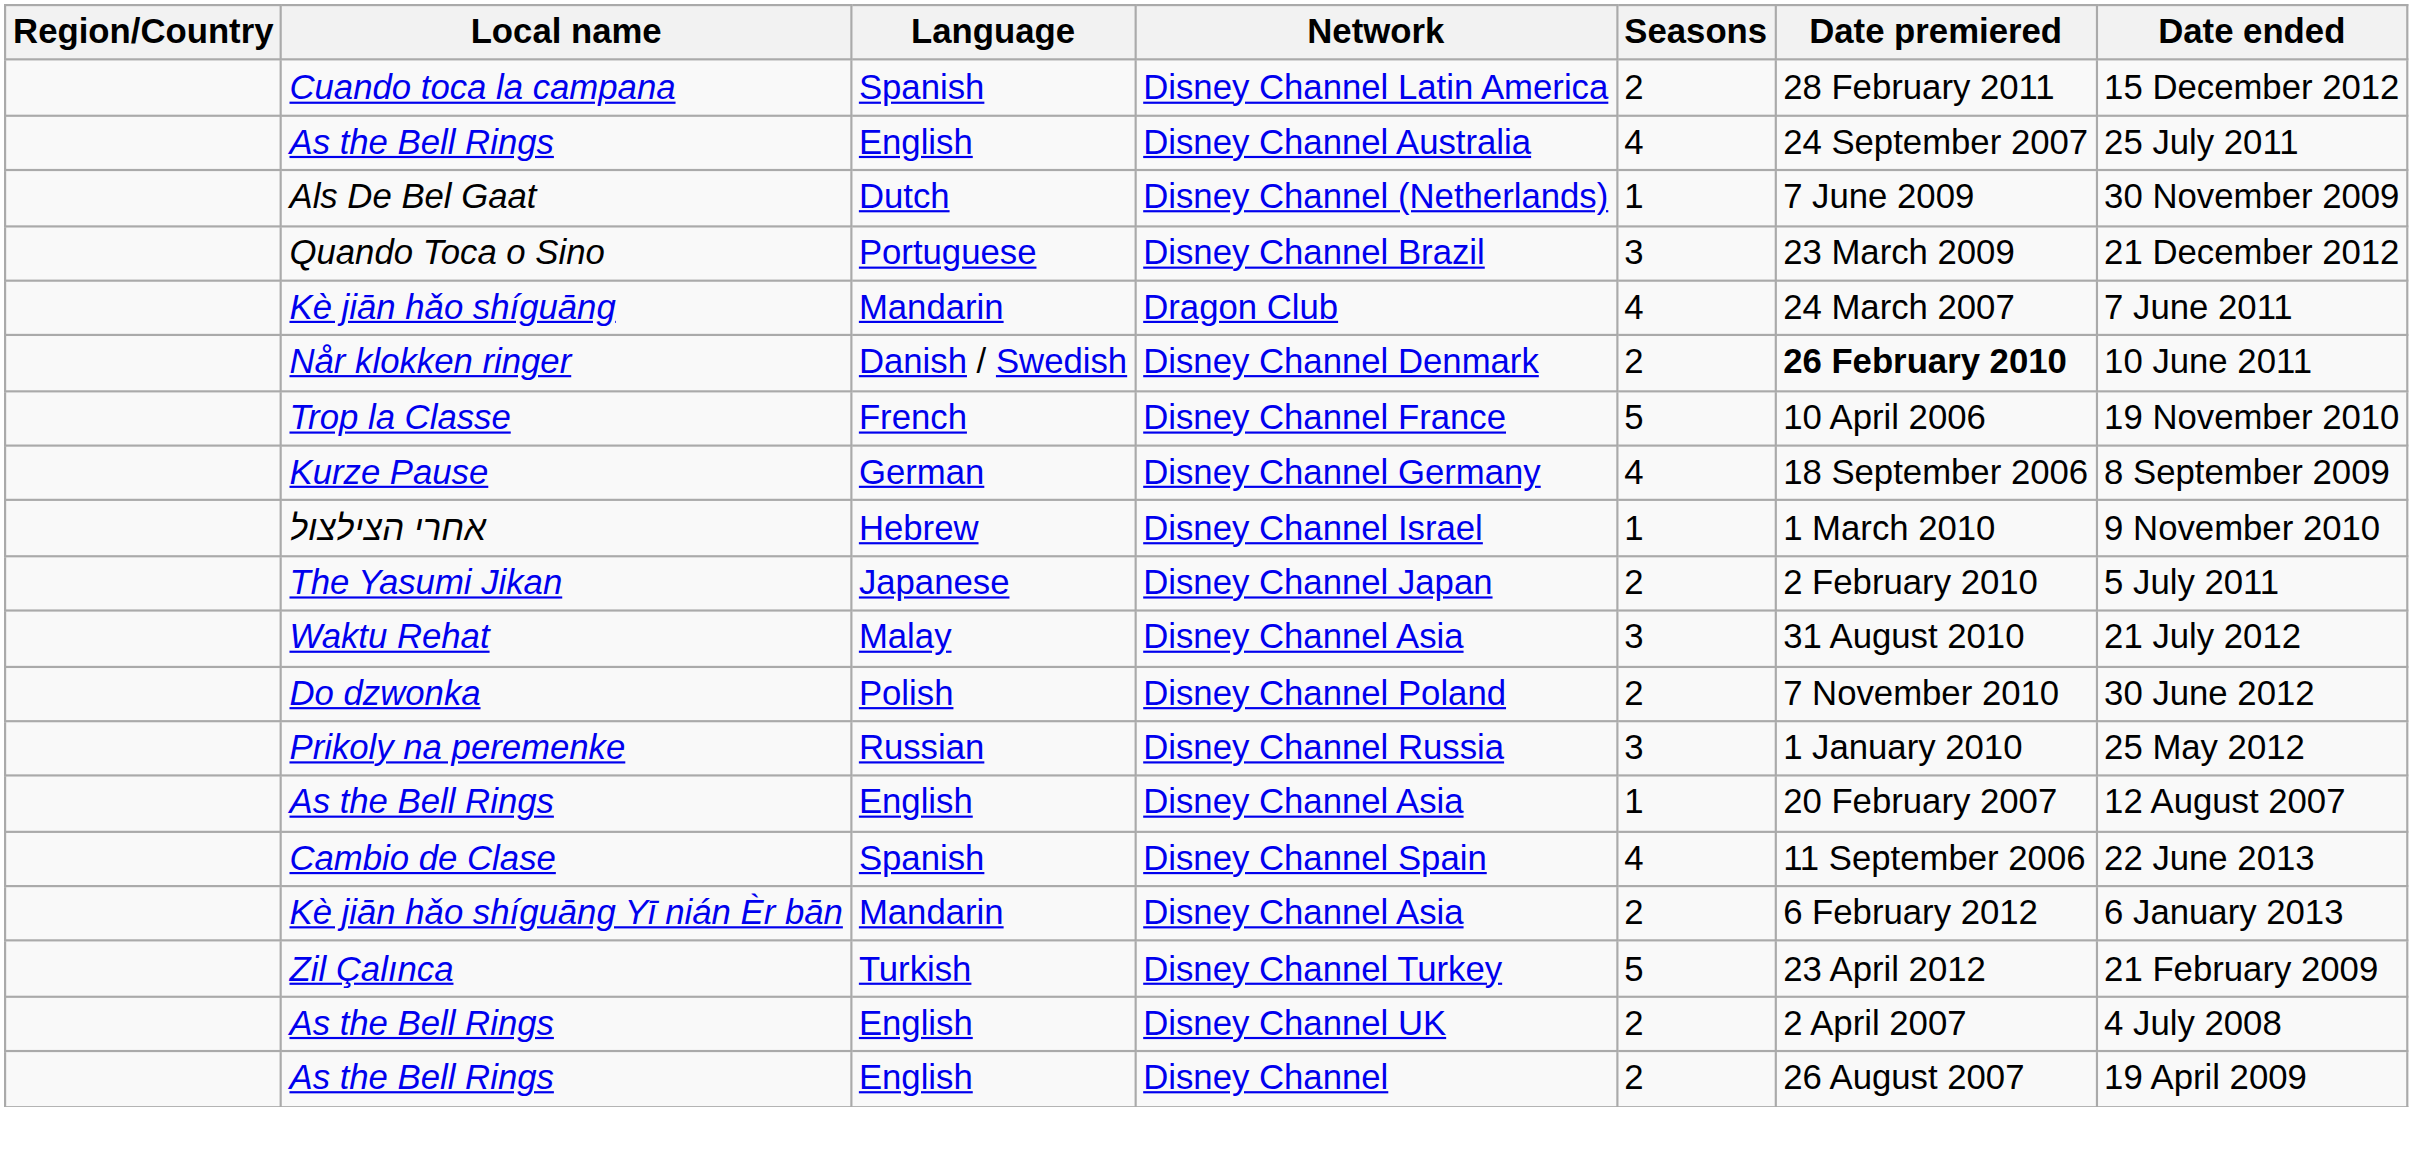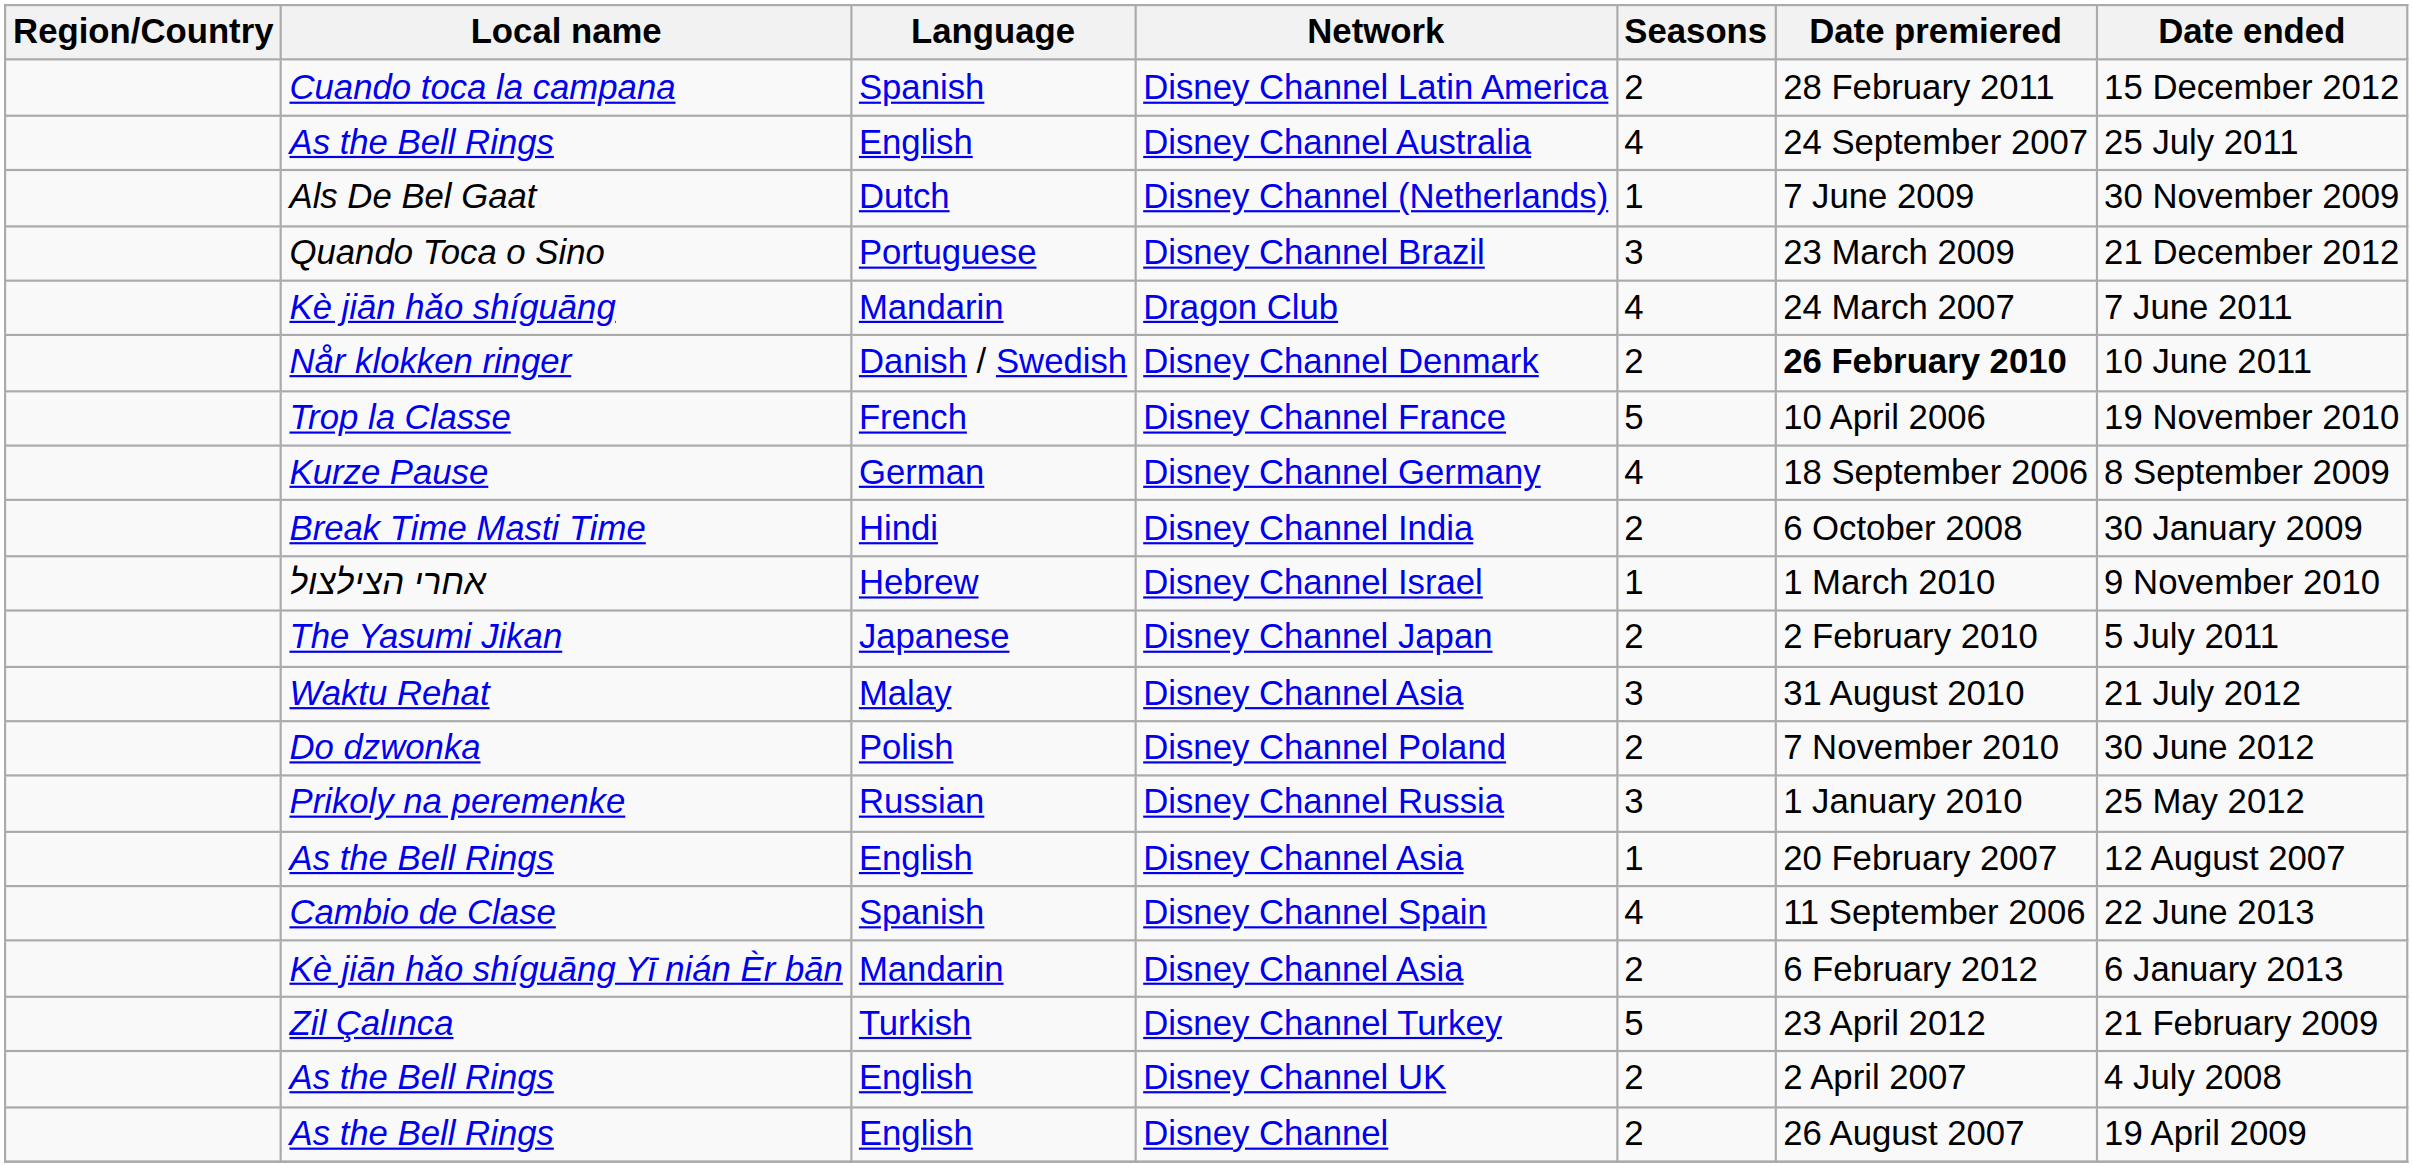+ row: (468, 527)
